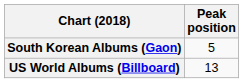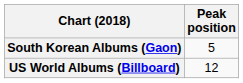(212, 68) 13 -> (212, 68) 12
